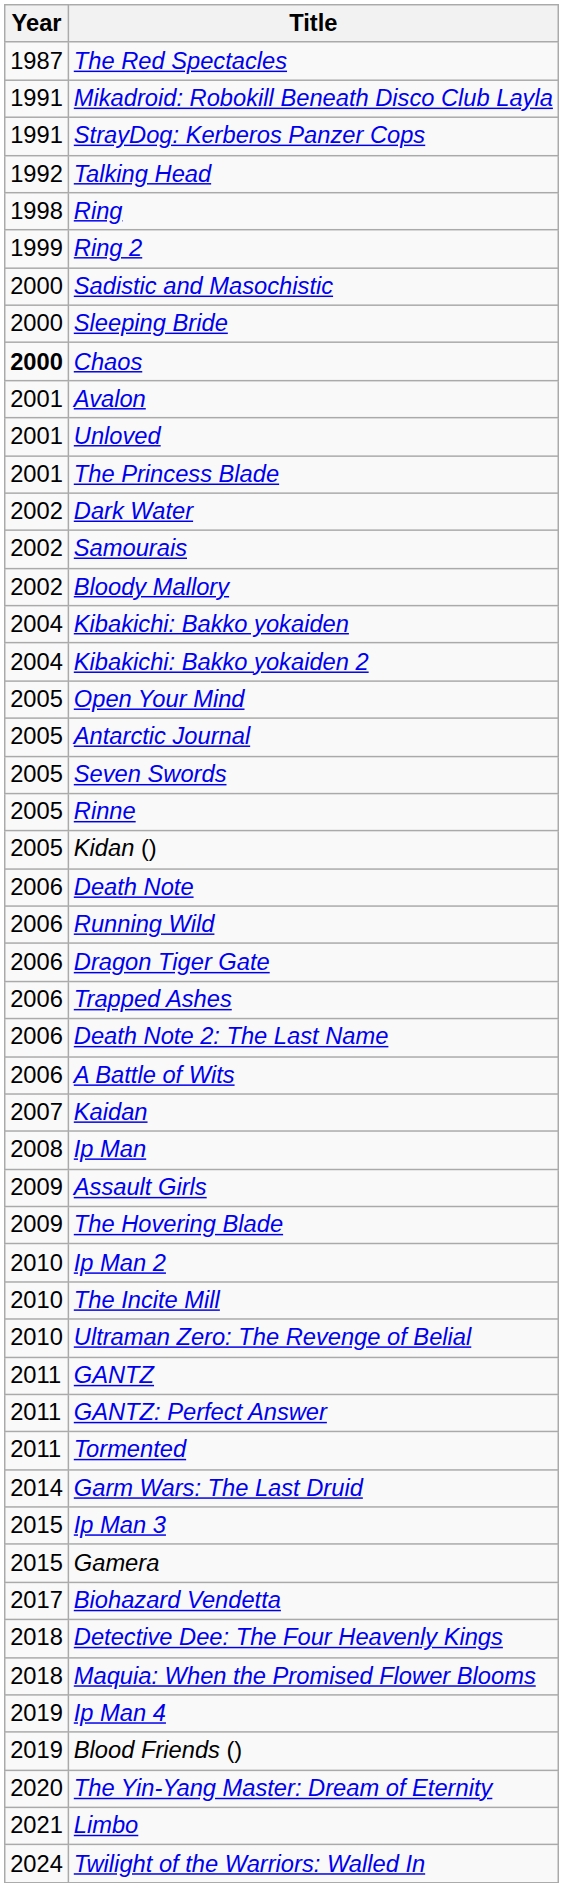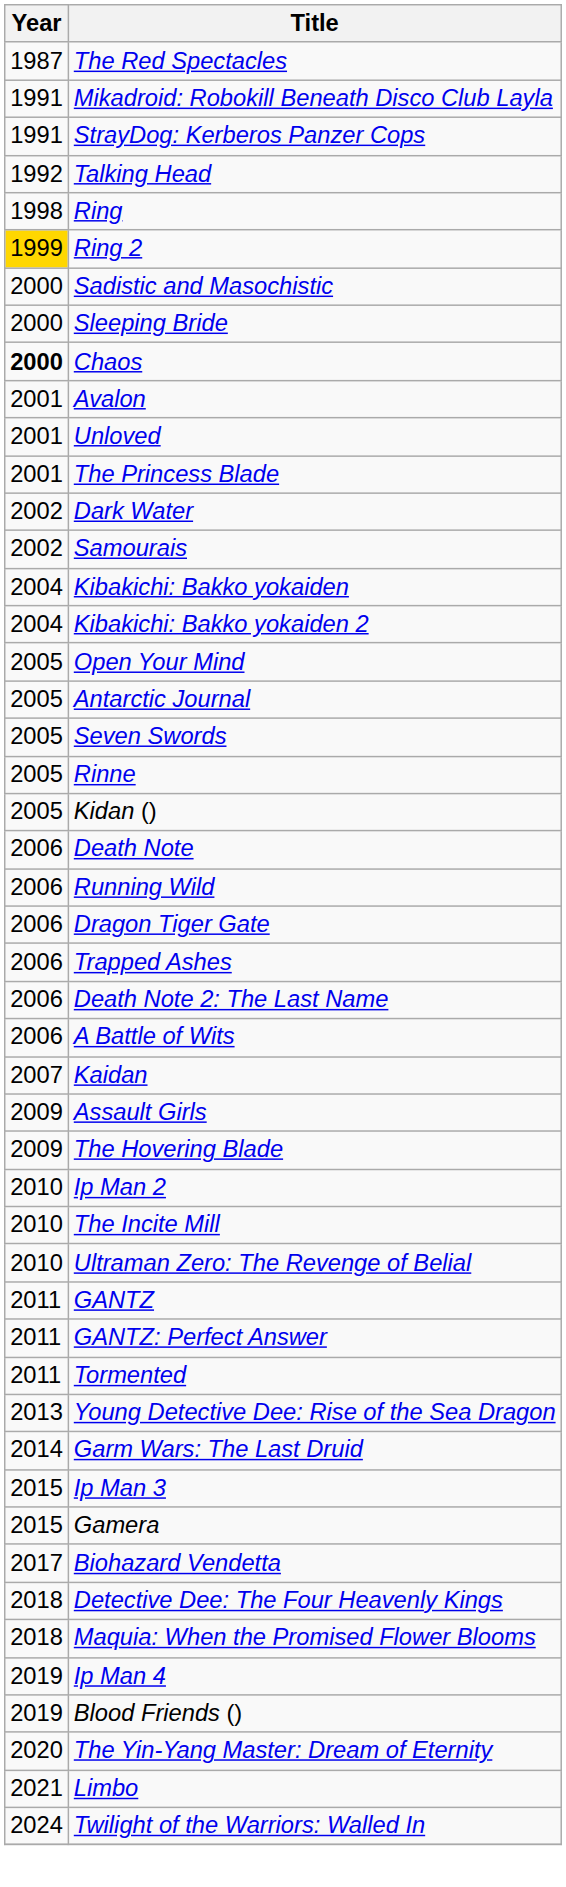(37, 248) no background -> (37, 248) gold background
- row: (151, 586)
- row: (110, 1149)
+ row: (315, 1412)
